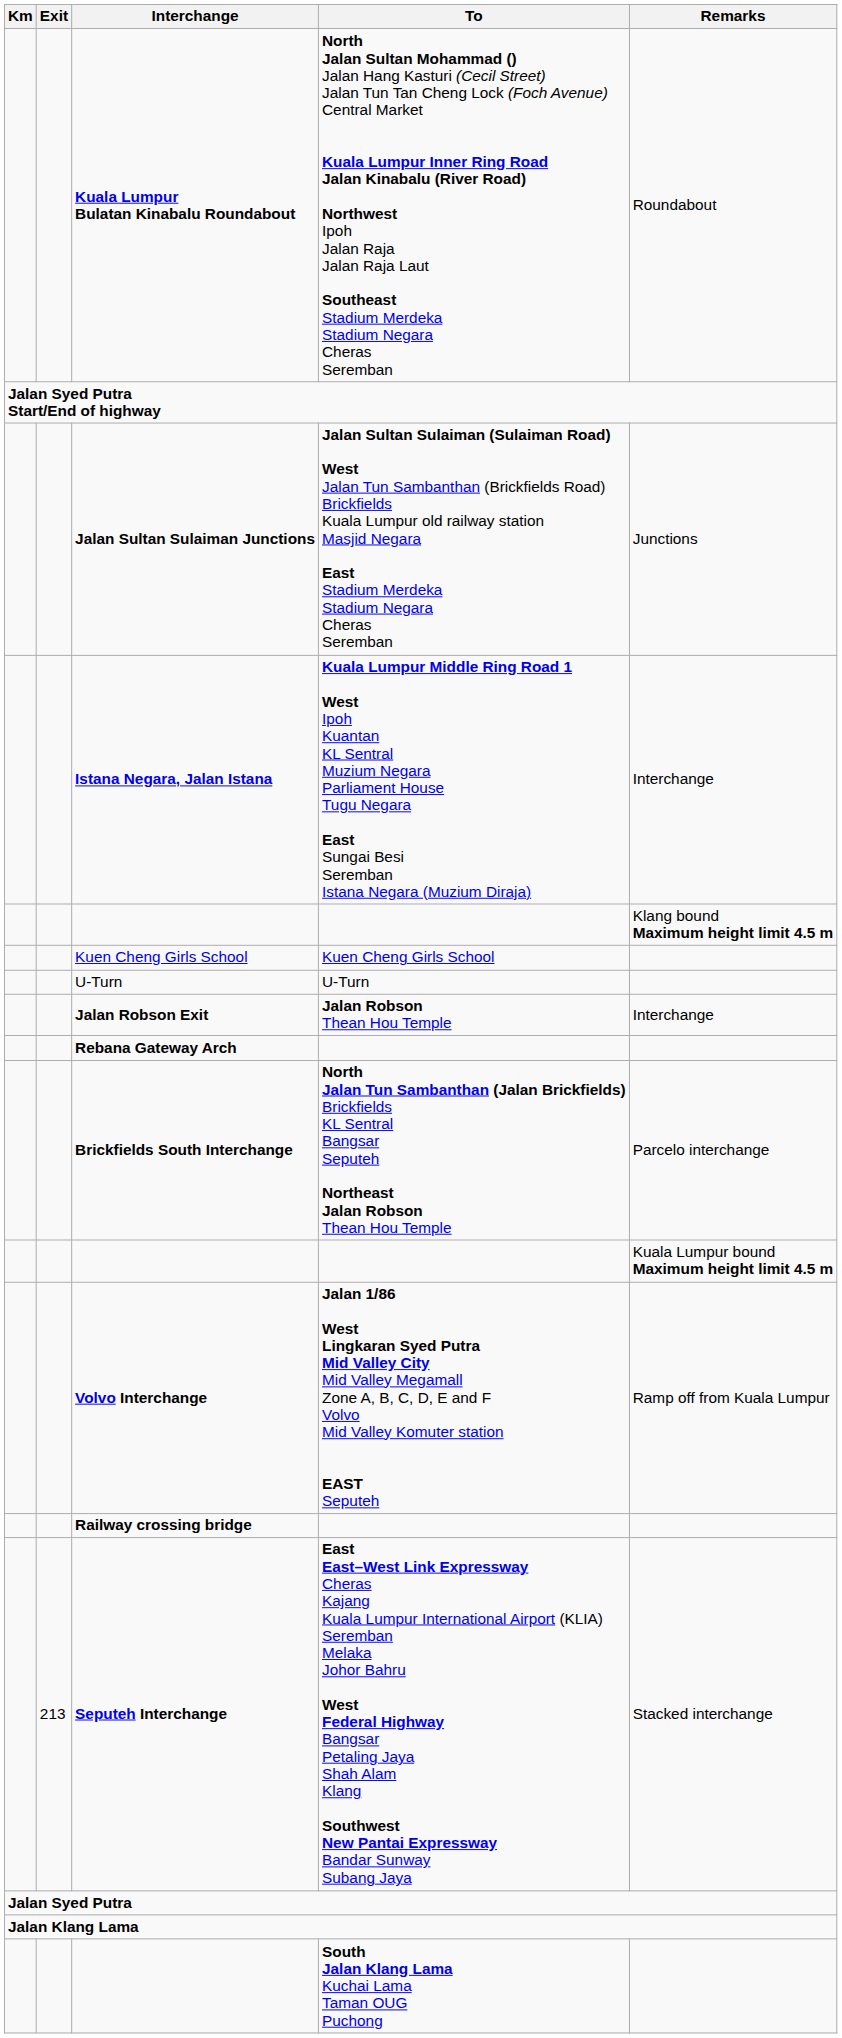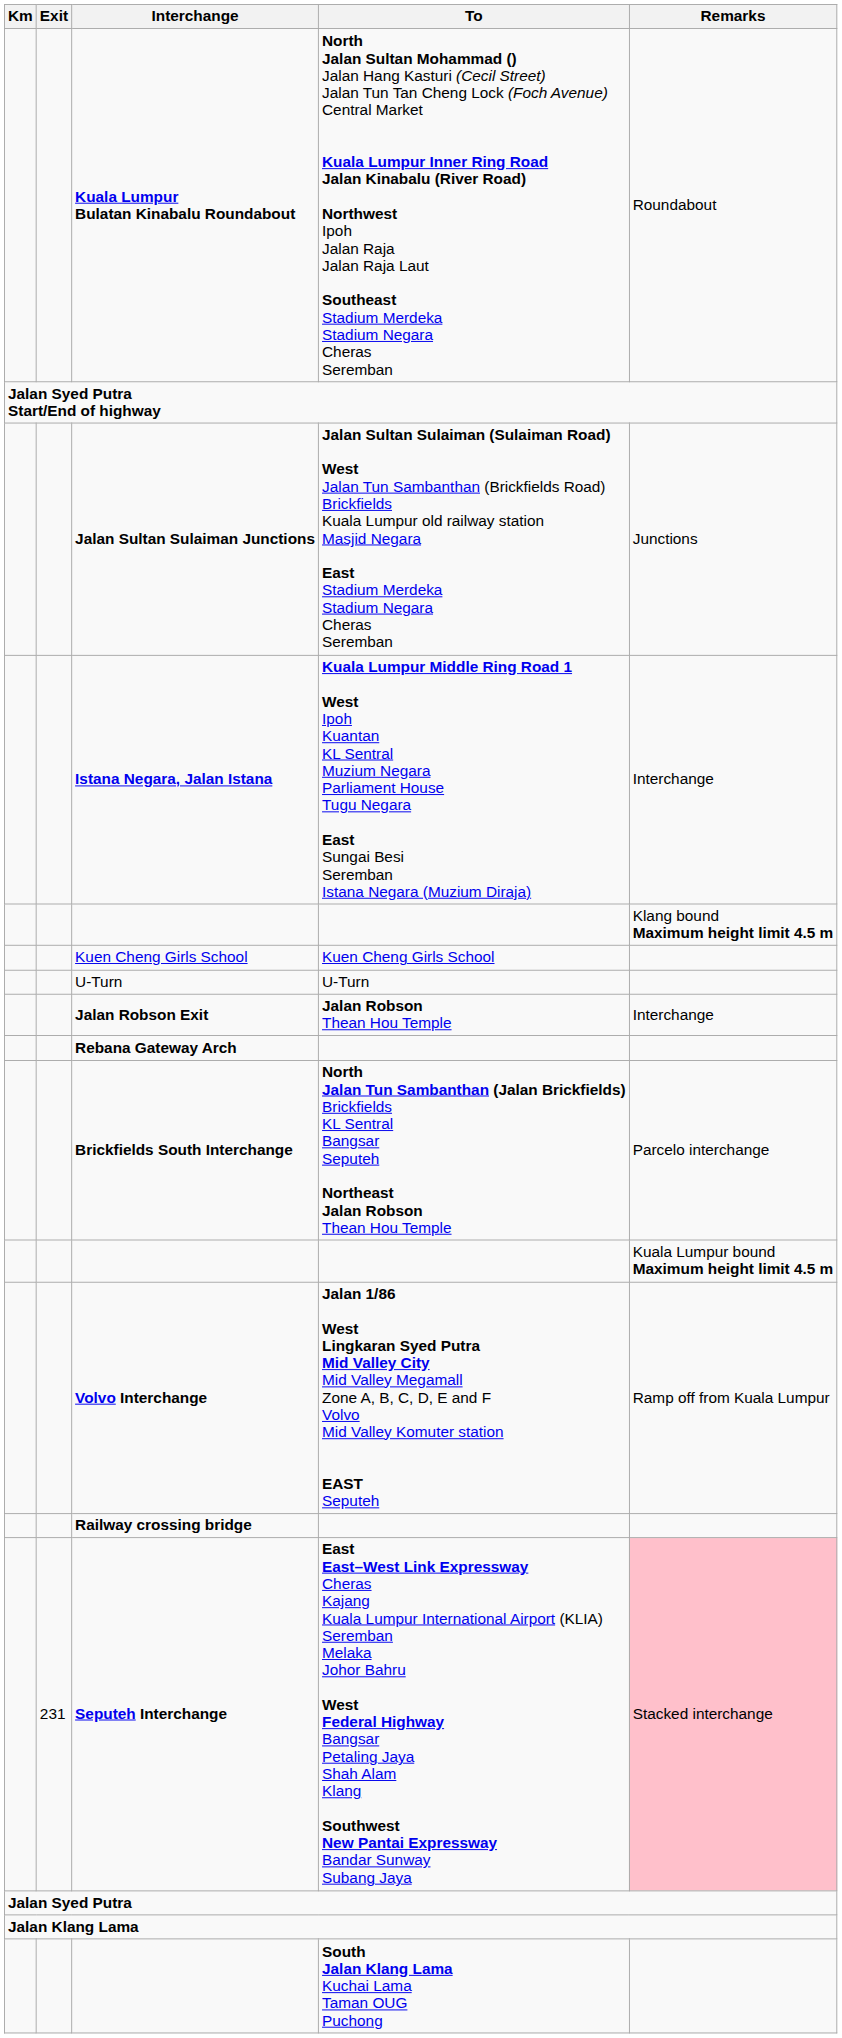(53, 1714) 213 -> (53, 1714) 231
(703, 1714) no background -> (703, 1714) pink background
